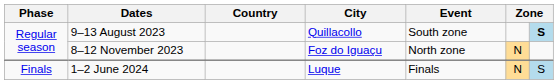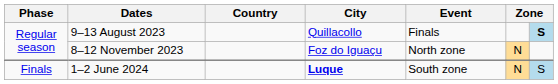(438, 32) South zone -> (424, 32) Finals
(324, 70) normal -> (325, 70) bold
(424, 70) Finals -> (438, 70) South zone
